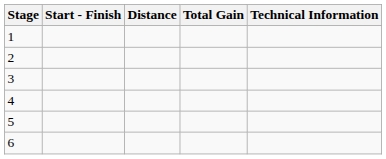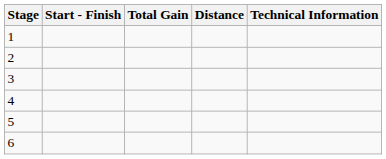columns swapped: (152, 15) <-> (213, 15)
